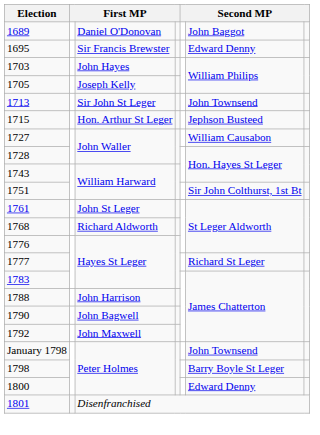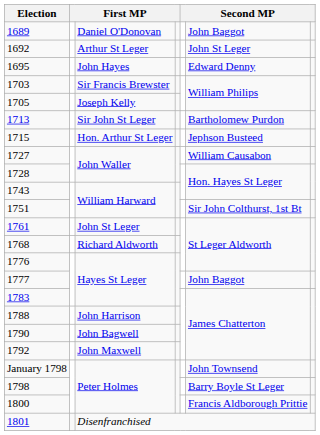+ row: (18, 48)
(123, 48) Sir Francis Brewster -> (103, 66) John Hayes
(103, 66) John Hayes -> (123, 84) Sir Francis Brewster
(223, 102) John Townsend -> (236, 119) Bartholomew Purdon
(226, 262) Richard St Leger -> (216, 279) John Baggot
(222, 386) Edward Denny -> (248, 404) Francis Aldborough Prittie
